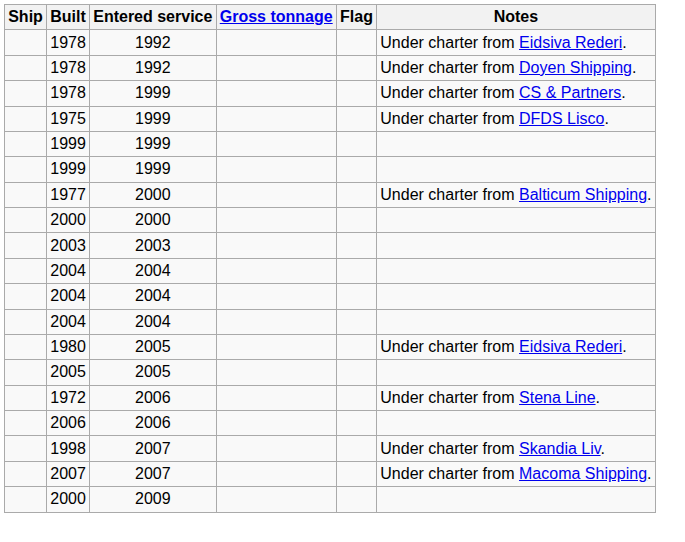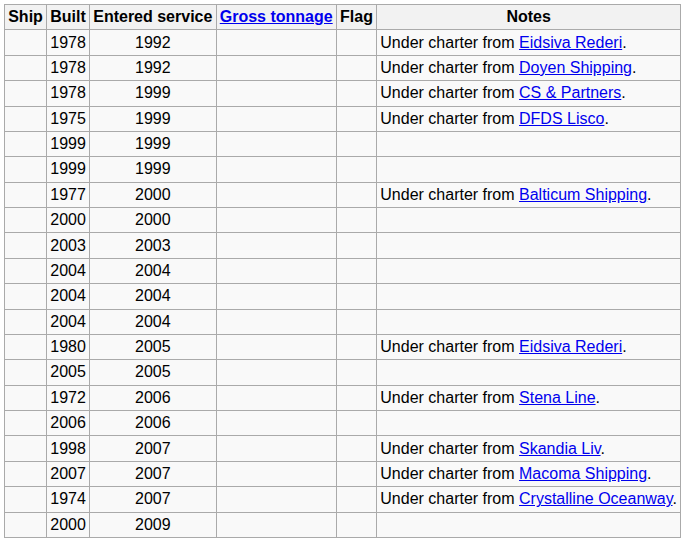+ row: (68, 499)
